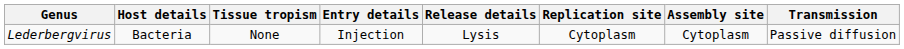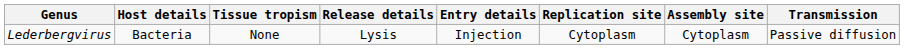columns swapped: (371, 15) <-> (481, 15)
